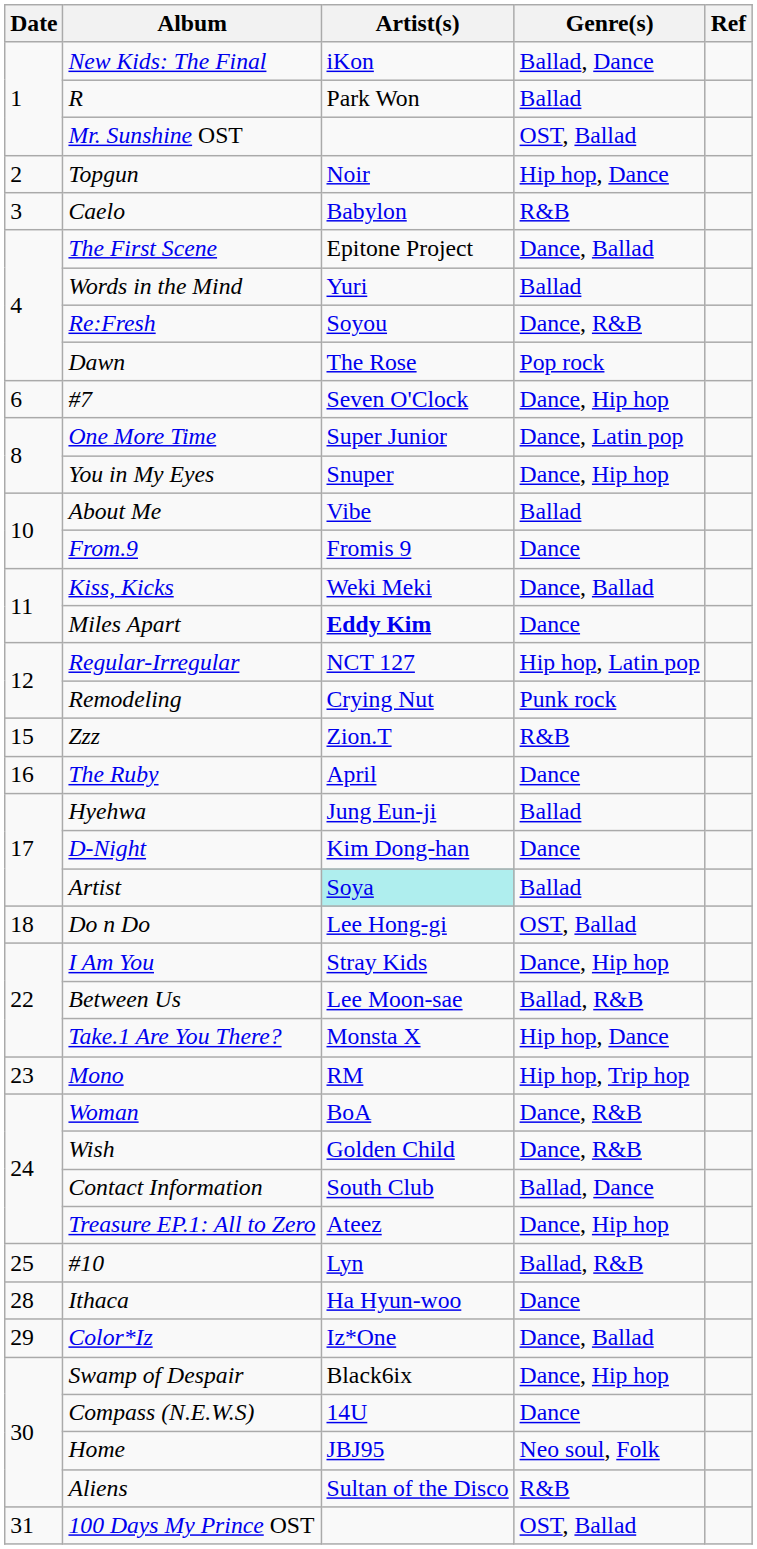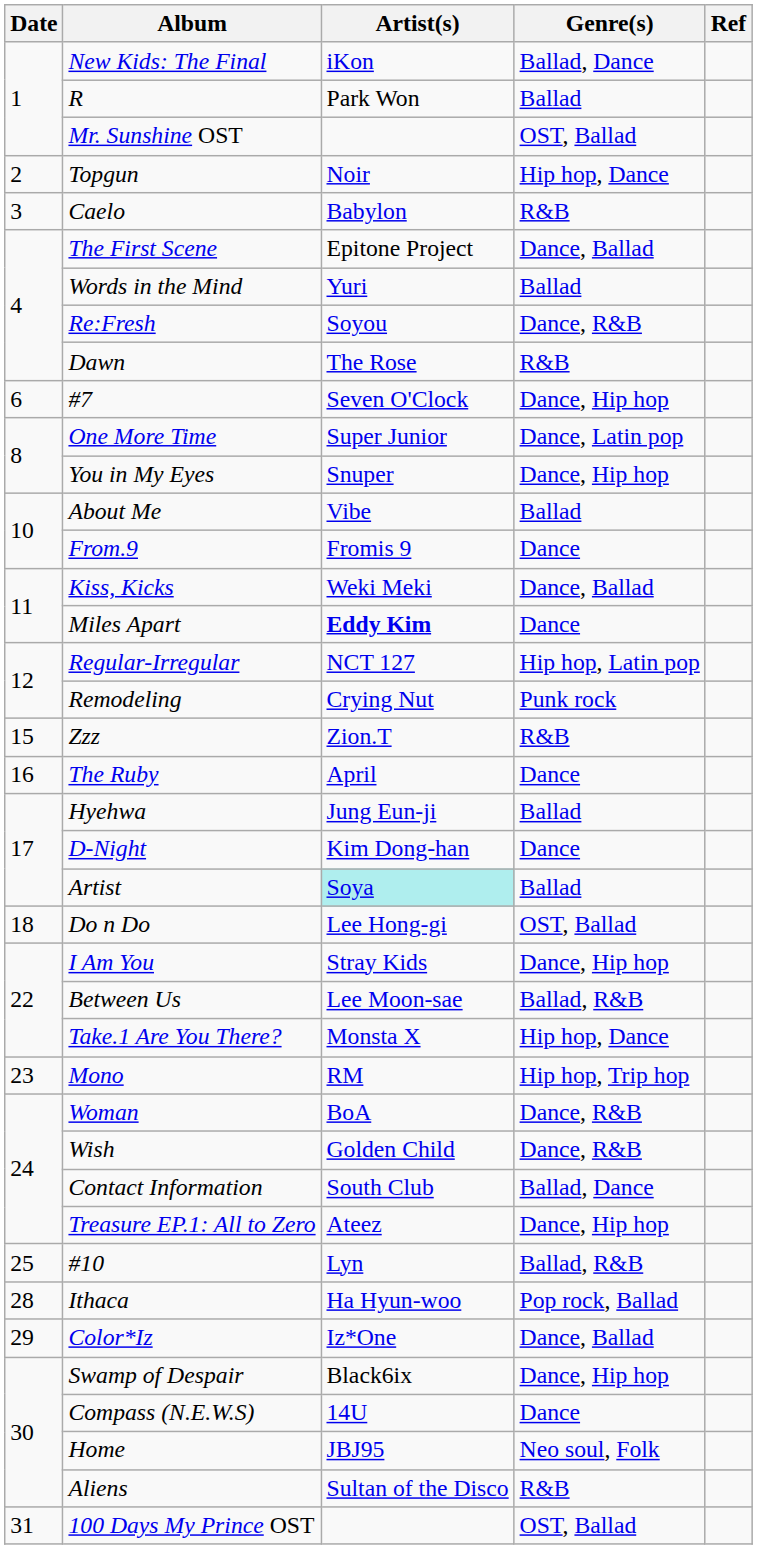(562, 361) Pop rock -> (545, 361) R&B
(550, 1300) Dance -> (599, 1300) Pop rock, Ballad
